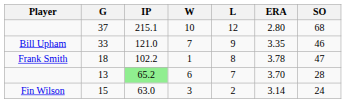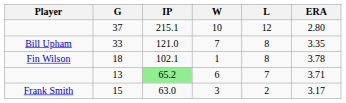- column: (320, 12)
(233, 43) 9 -> (267, 43) 8
(43, 59) Frank Smith -> (48, 59) Fin Wilson
(146, 59) 102.2 -> (167, 59) 102.1
(276, 75) 3.70 -> (316, 75) 3.71
(43, 91) Fin Wilson -> (48, 91) Frank Smith
(276, 91) 3.14 -> (316, 91) 3.17
